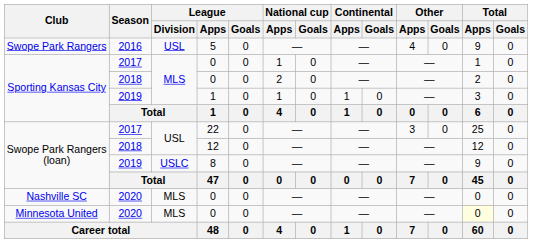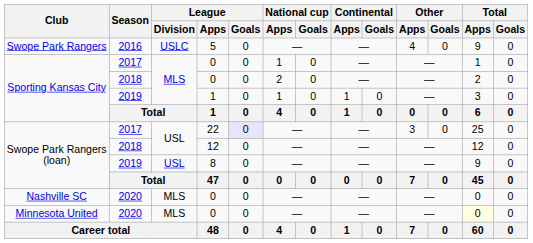(174, 46) USL -> (174, 46) USLC
(246, 130) no background -> (246, 130) lavender background
(174, 163) USLC -> (174, 163) USL
